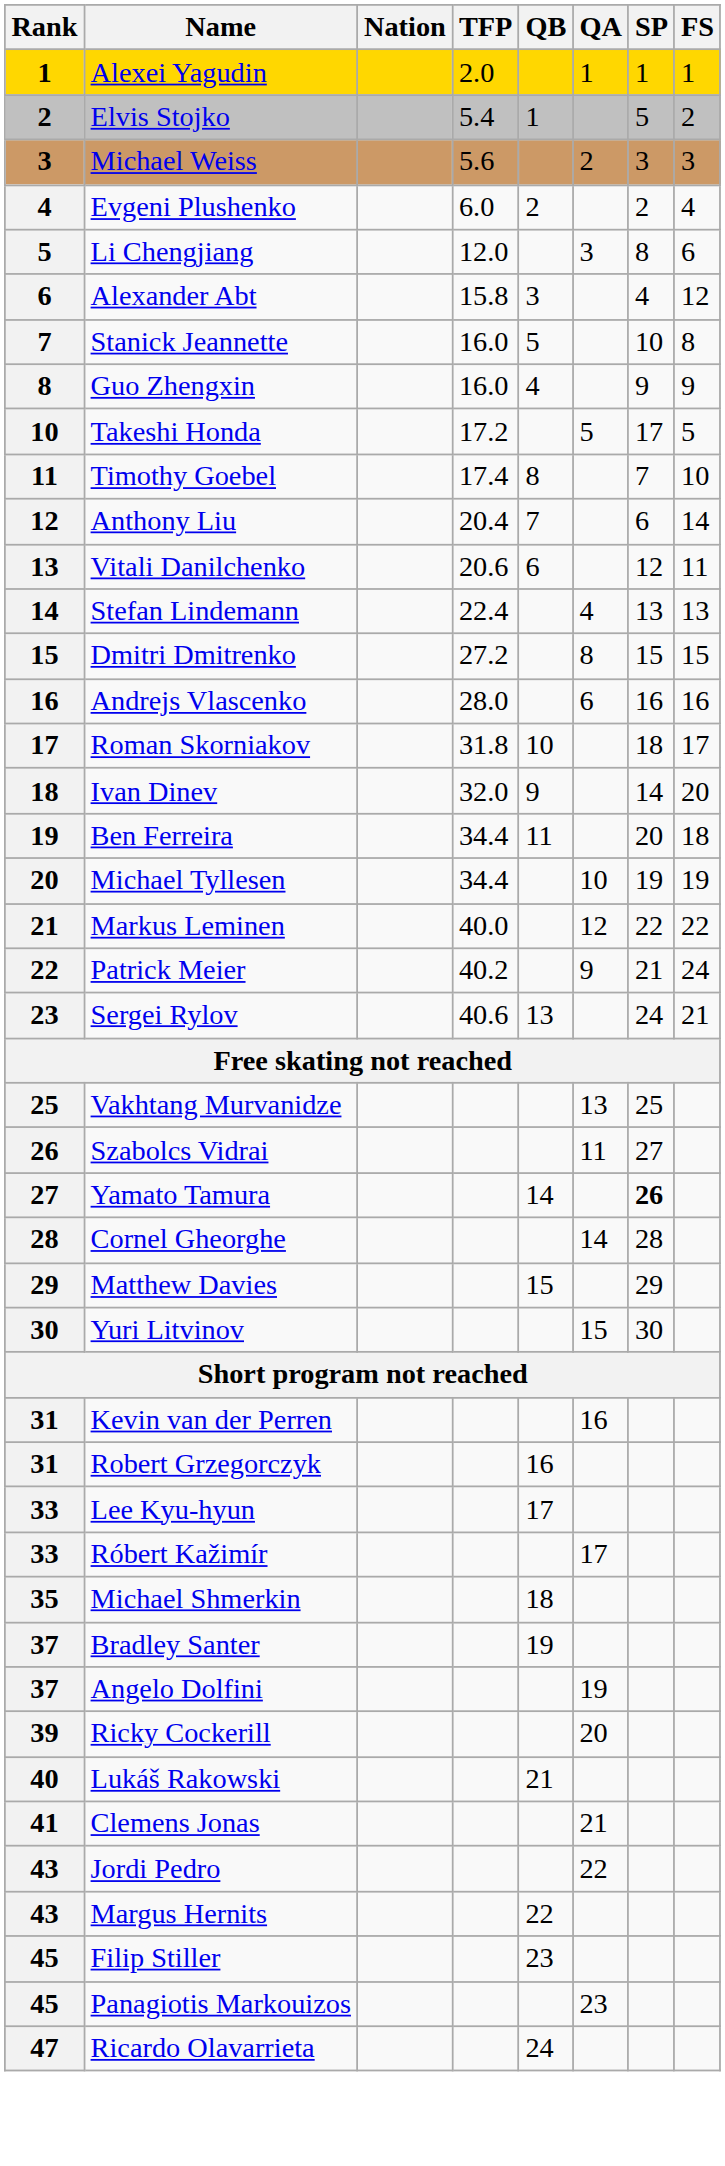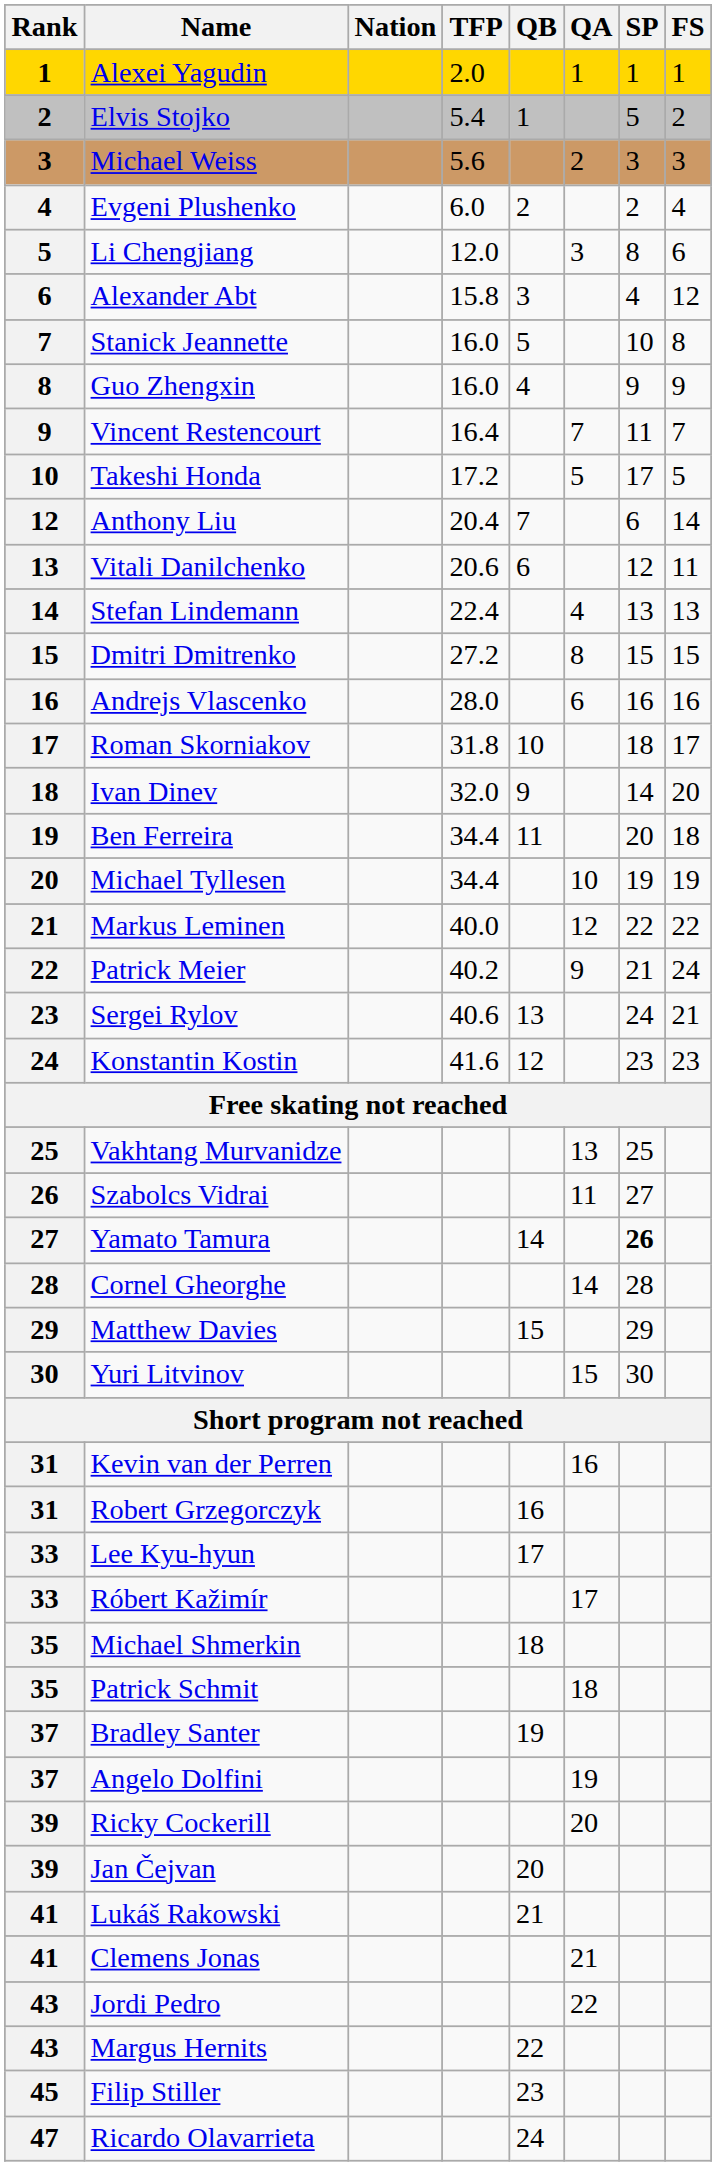+ row: (206, 431)
- row: (183, 476)
+ row: (194, 1059)
+ row: (174, 1688)
+ row: (153, 1868)
(44, 1778) 40 -> (44, 1913) 41
- row: (221, 2003)
